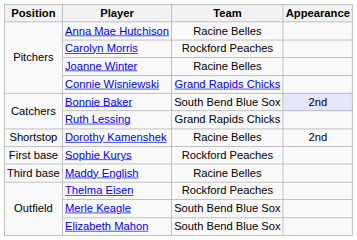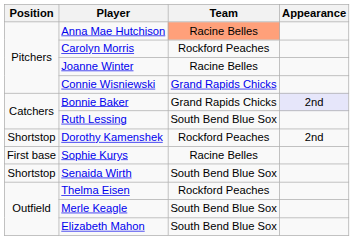(227, 31) no background -> (224, 31) lightsalmon background
(227, 102) South Bend Blue Sox -> (224, 102) Grand Rapids Chicks
(227, 119) Grand Rapids Chicks -> (224, 119) South Bend Blue Sox
(227, 137) Racine Belles -> (224, 137) Rockford Peaches
(227, 155) Rockford Peaches -> (224, 155) Racine Belles
- row: (102, 173)
+ row: (96, 173)
